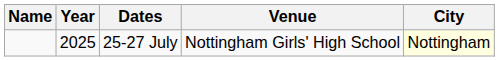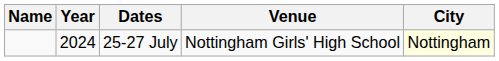(78, 42) 2025 -> (78, 42) 2024
